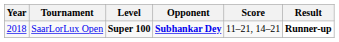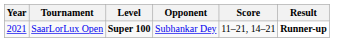(17, 29) 2018 -> (17, 29) 2021
(188, 29) bold -> (186, 29) normal
